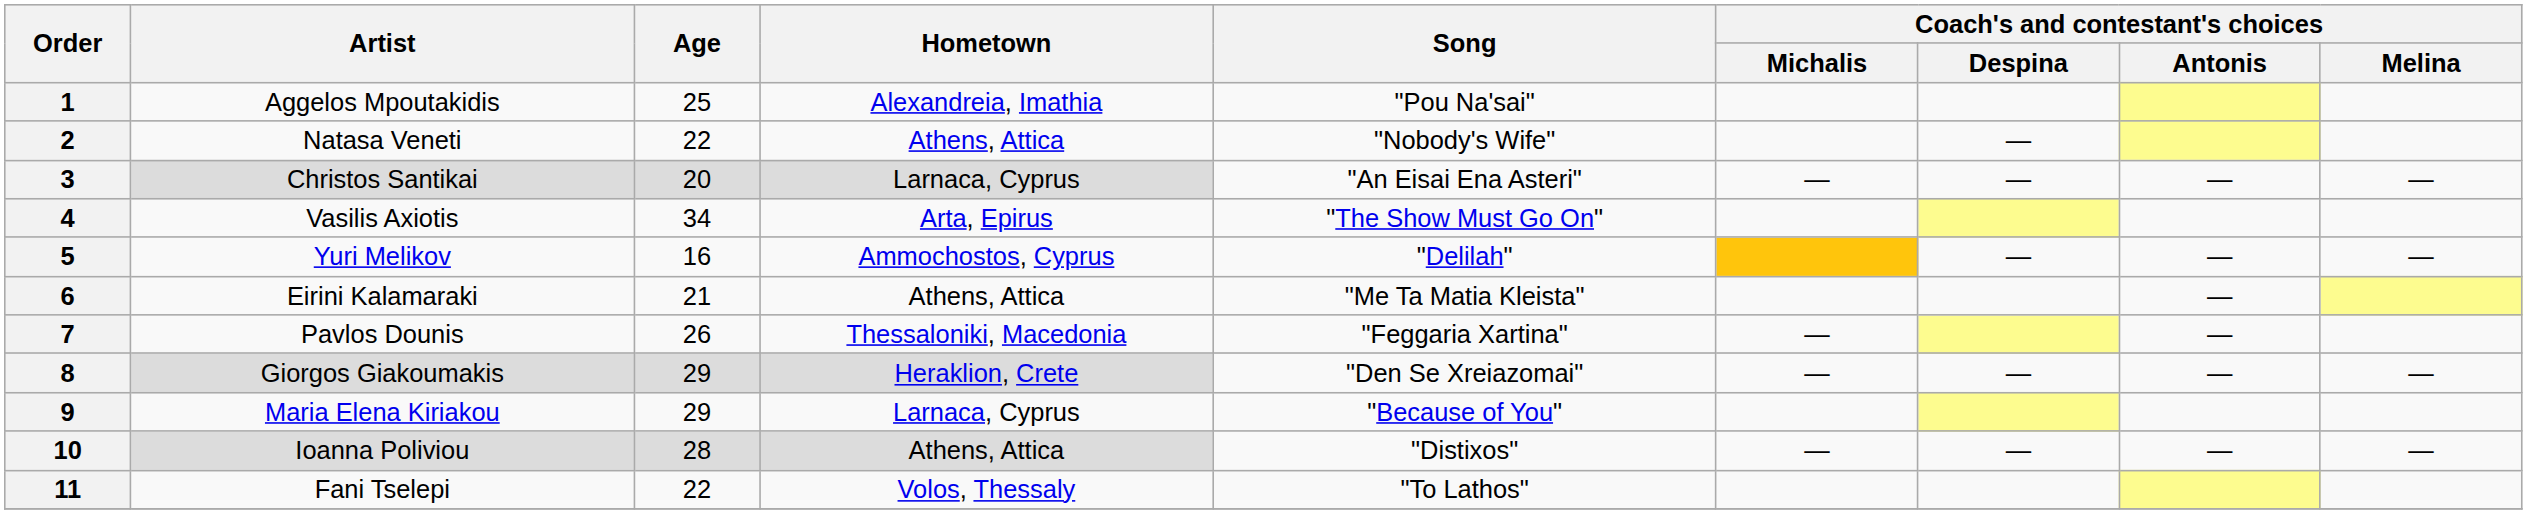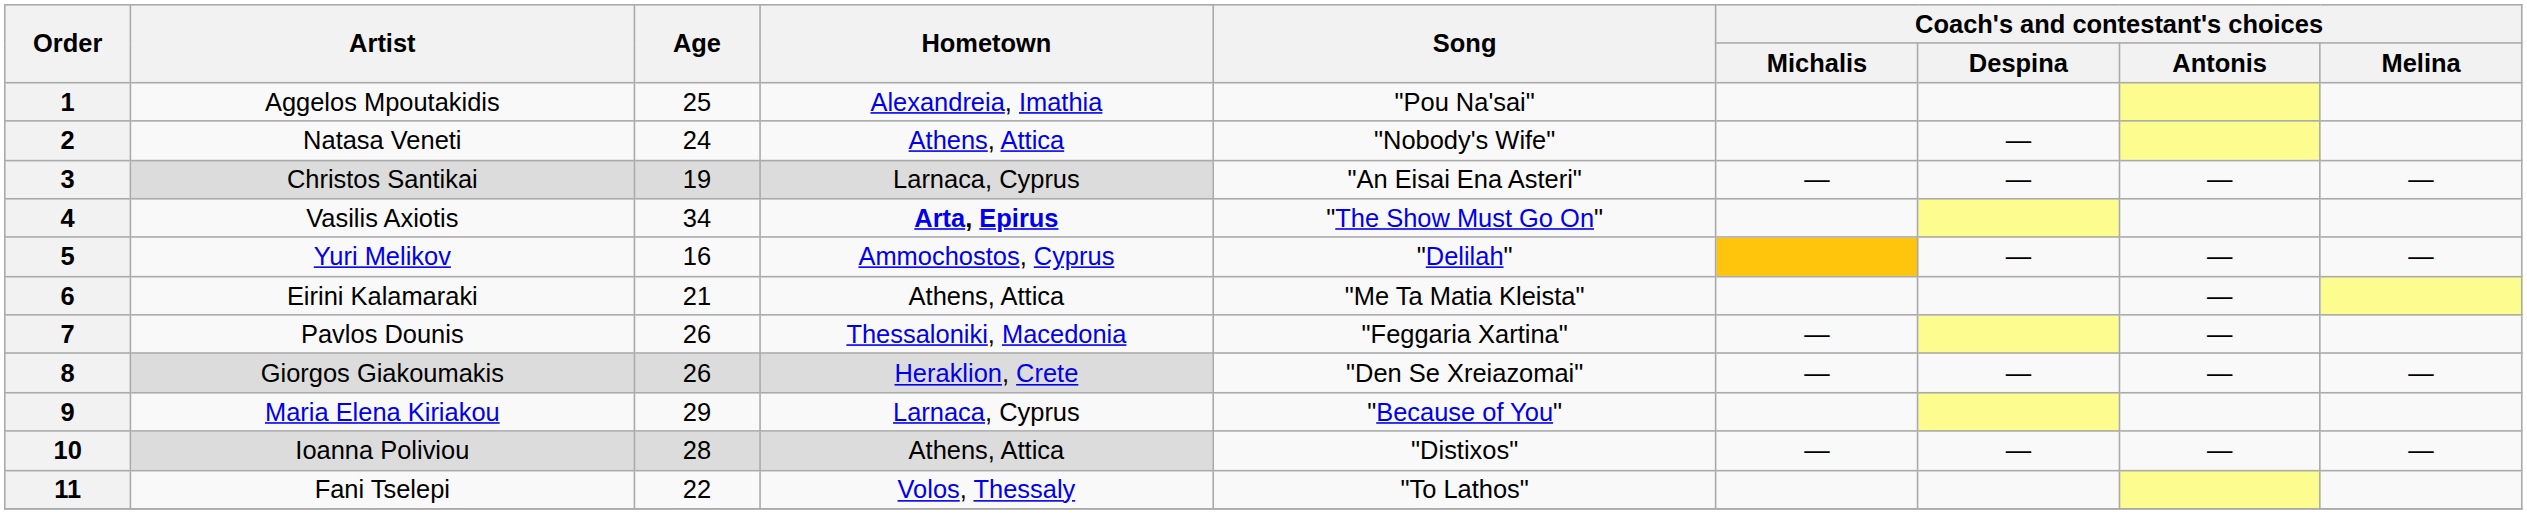(697, 140) 22 -> (697, 140) 24
(697, 179) 20 -> (697, 179) 19
(986, 218) normal -> (986, 218) bold
(697, 373) 29 -> (697, 373) 26
